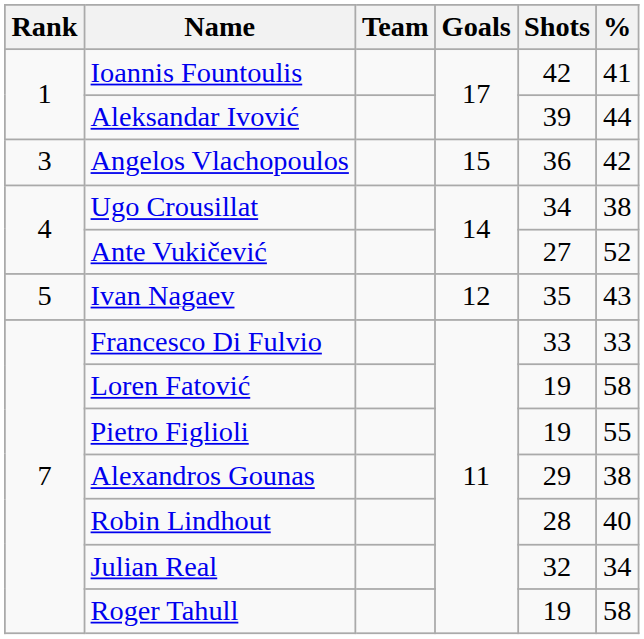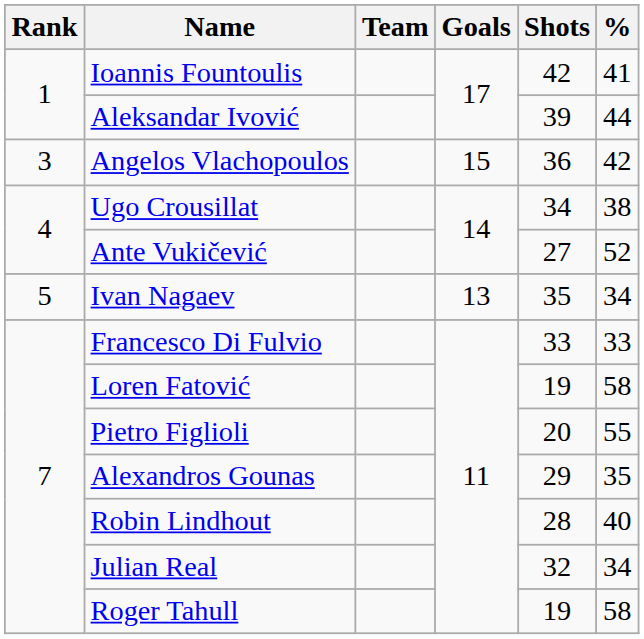(476, 296) 12 -> (476, 296) 13
(617, 296) 43 -> (617, 296) 34
(557, 431) 19 -> (557, 431) 20
(617, 476) 38 -> (617, 476) 35
